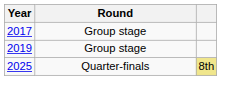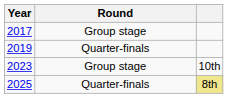(115, 49) Group stage -> (115, 49) Quarter-finals
+ row: (20, 67)
